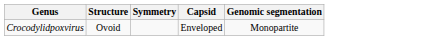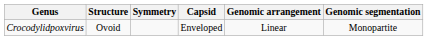+ column: (274, 12)
